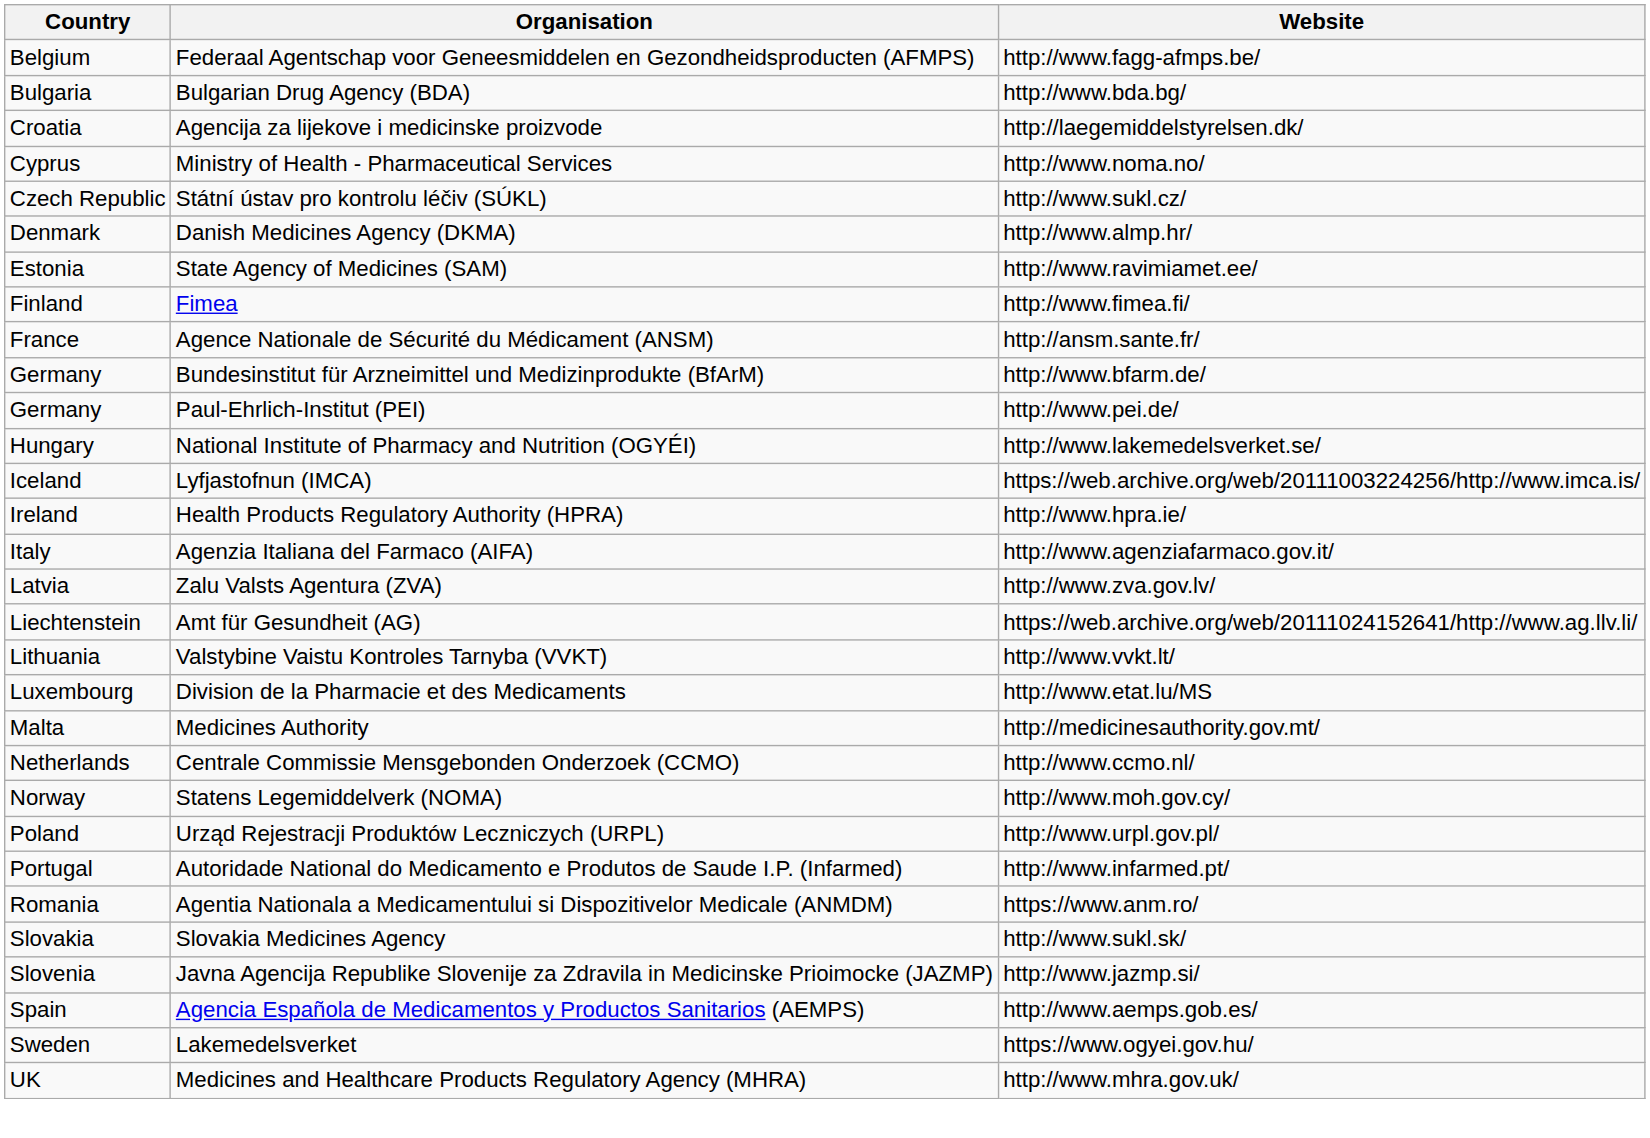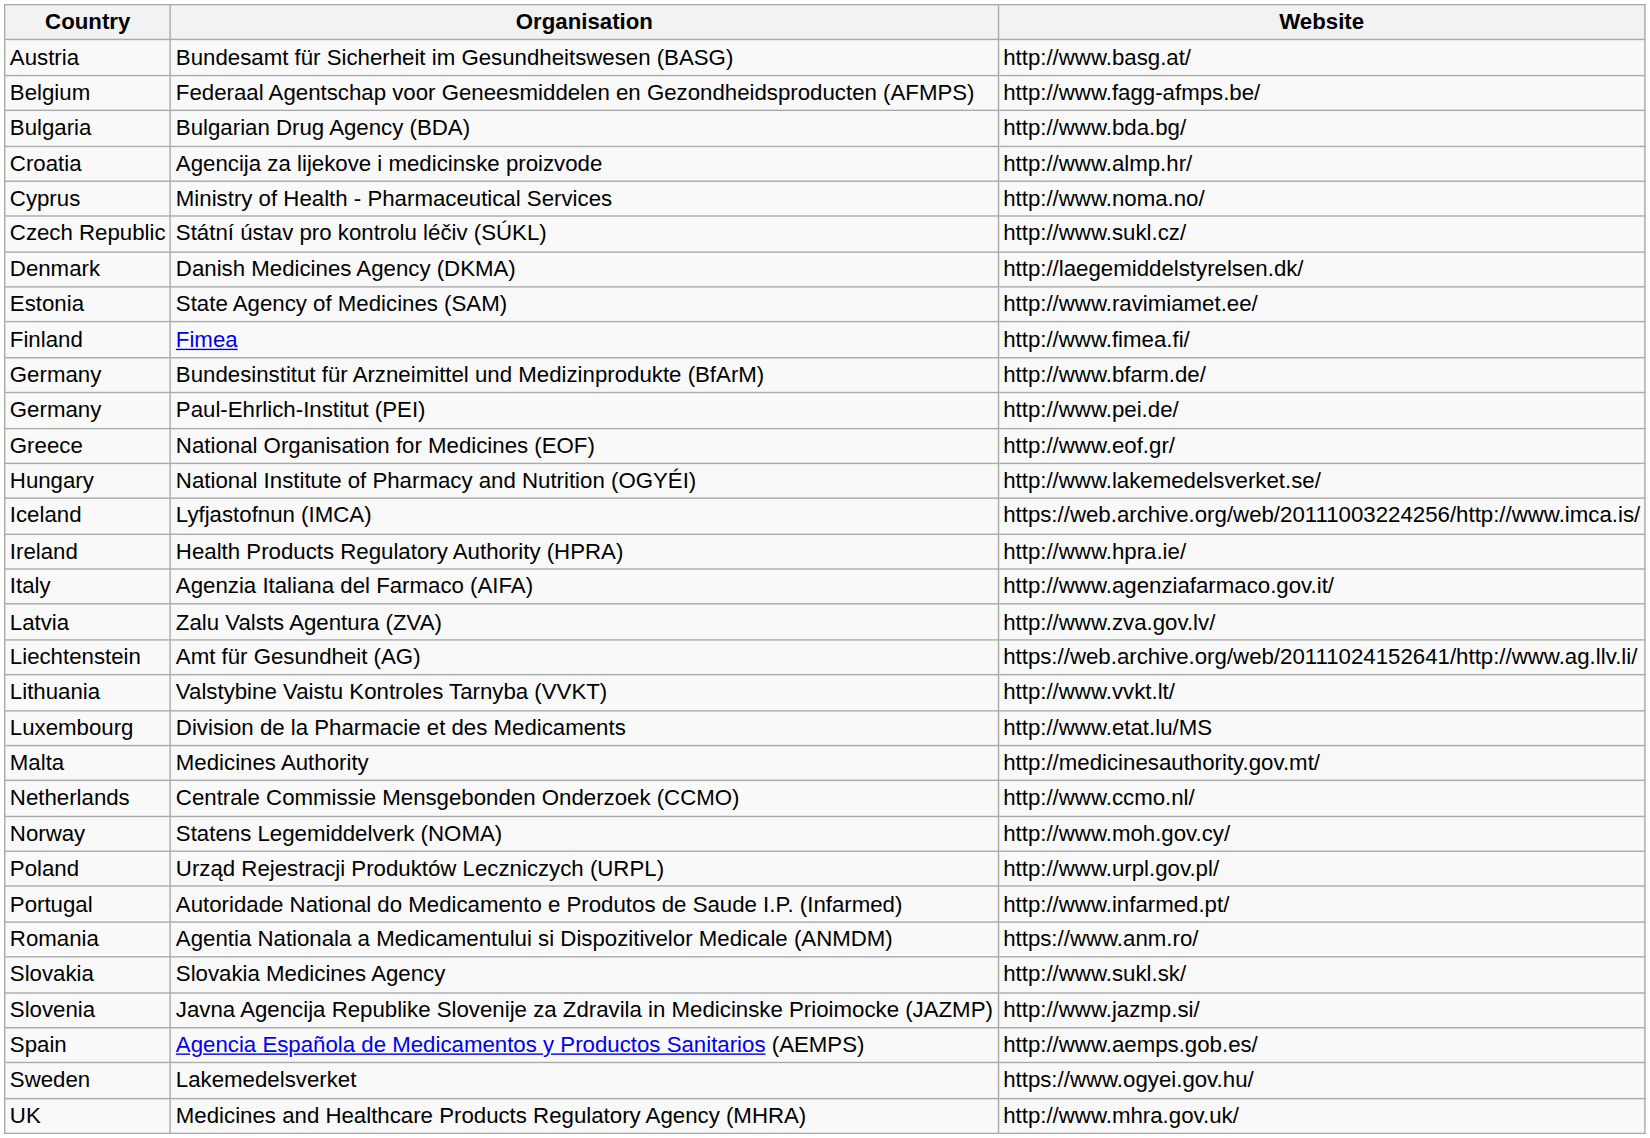+ row: (455, 57)
(1153, 127) http://laegemiddelstyrelsen.dk/ -> (1098, 163) http://www.almp.hr/
(1098, 233) http://www.almp.hr/ -> (1153, 269) http://laegemiddelstyrelsen.dk/
- row: (445, 339)
+ row: (385, 445)
